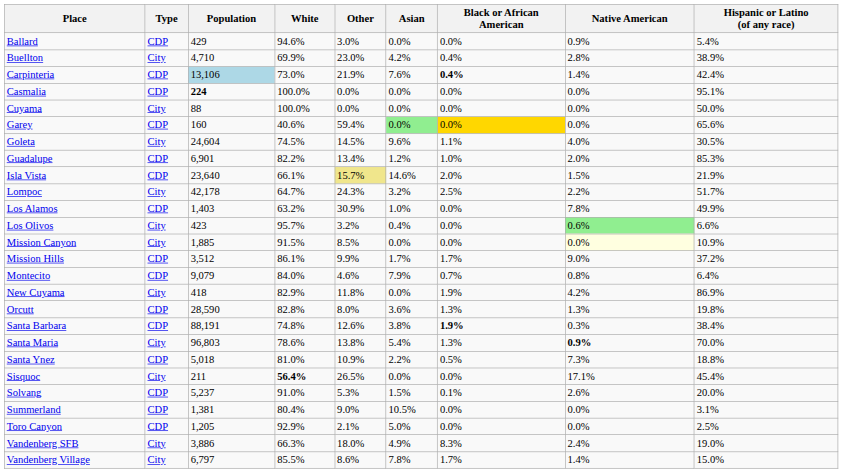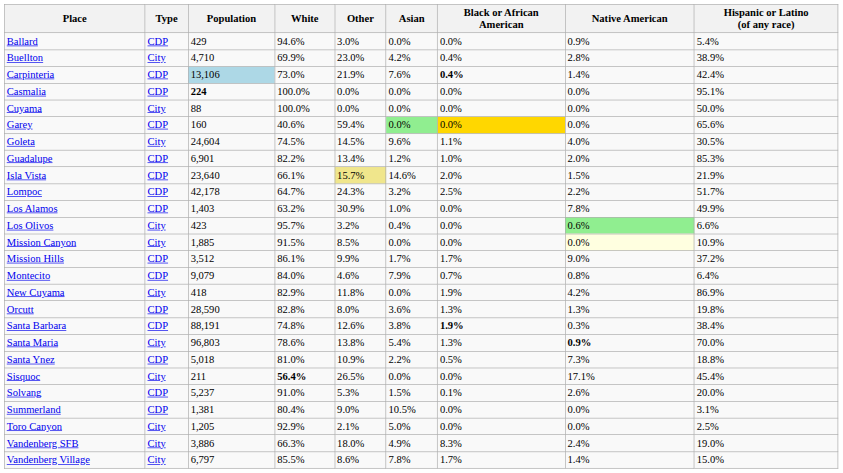(157, 192) City -> (158, 192) CDP
(158, 426) CDP -> (157, 426) City
